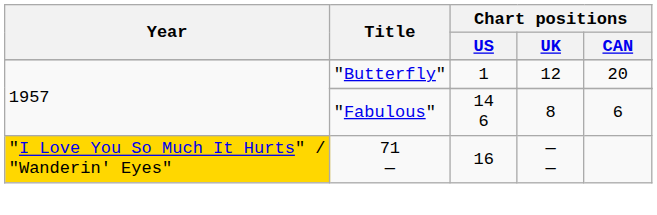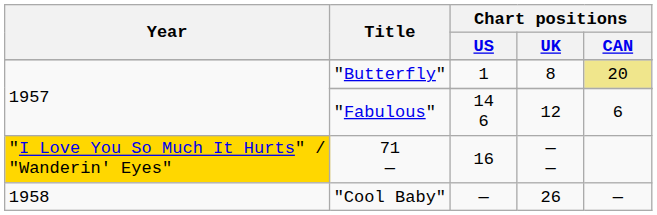(551, 74) 12 -> (551, 74) 8
(618, 74) no background -> (618, 74) khaki background
(551, 112) 8 -> (551, 112) 12
+ row: (390, 197)
